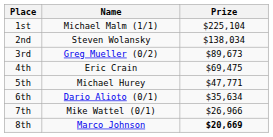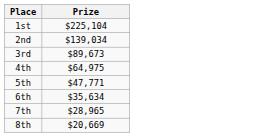- column: (111, 11)
(224, 40) $138,034 -> (86, 40) $139,034
(224, 68) $69,475 -> (86, 68) $64,975
(224, 111) $26,966 -> (86, 111) $28,965
(224, 125) bold -> (86, 125) normal
